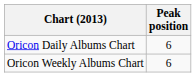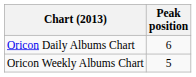(169, 63) 6 -> (169, 63) 5
